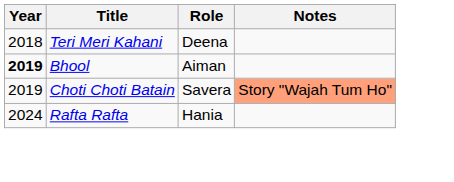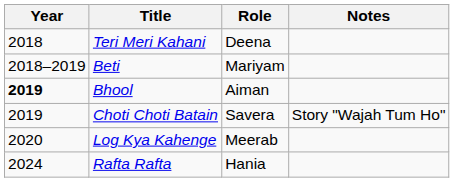+ row: (106, 66)
(315, 90) lightsalmon background -> (369, 115) no background
+ row: (155, 139)
